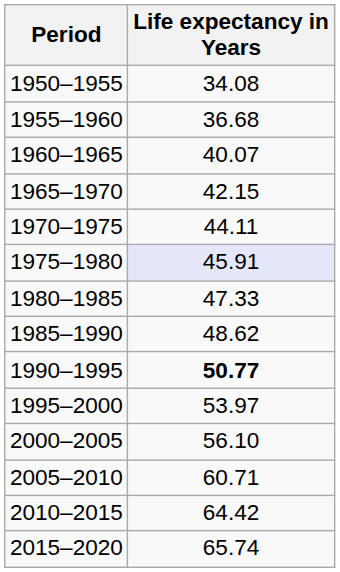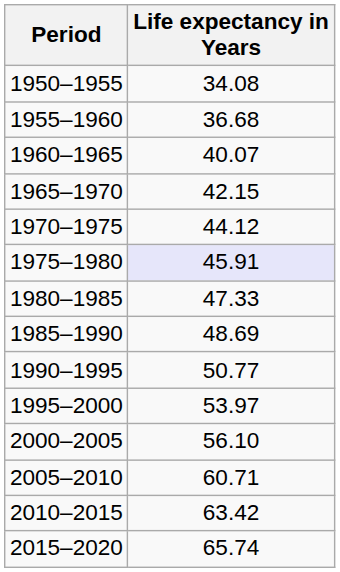(231, 226) 44.11 -> (231, 226) 44.12
(231, 333) 48.62 -> (231, 333) 48.69
(231, 369) bold -> (231, 369) normal
(231, 512) 64.42 -> (231, 512) 63.42
